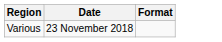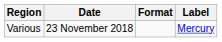+ column: (196, 12)
